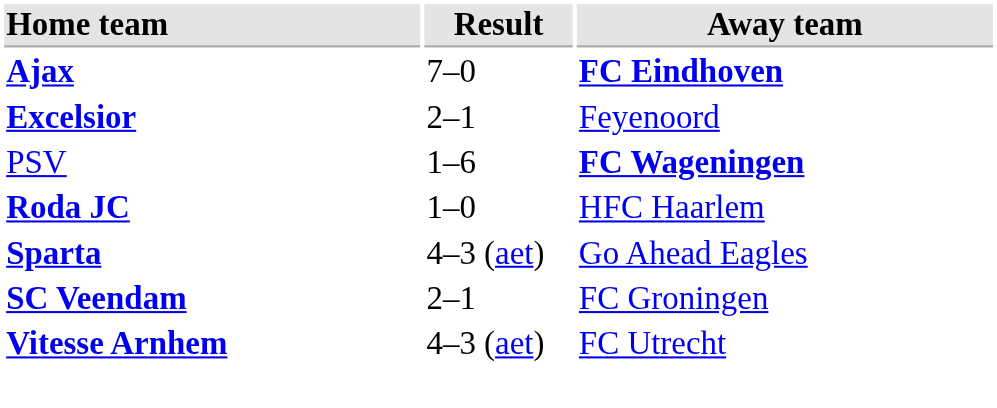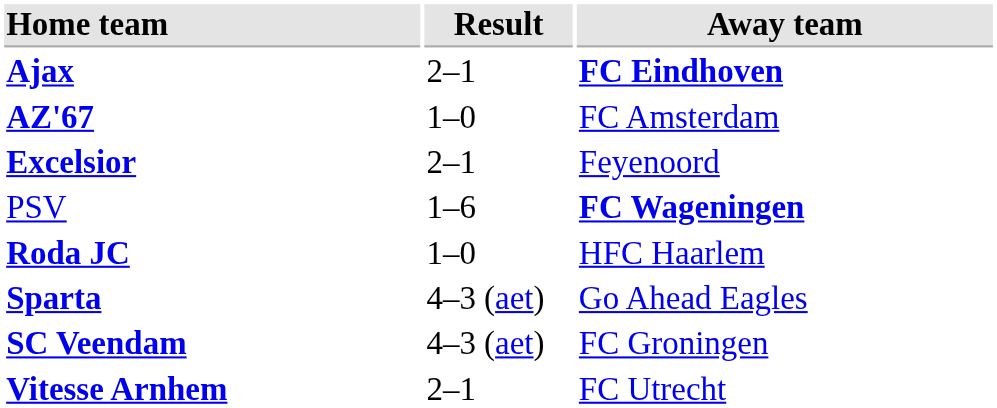(451, 71) 7–0 -> (451, 71) 2–1
+ row: (50, 116)
(451, 298) 2–1 -> (485, 343) 4–3 (aet)
(485, 343) 4–3 (aet) -> (451, 388) 2–1
